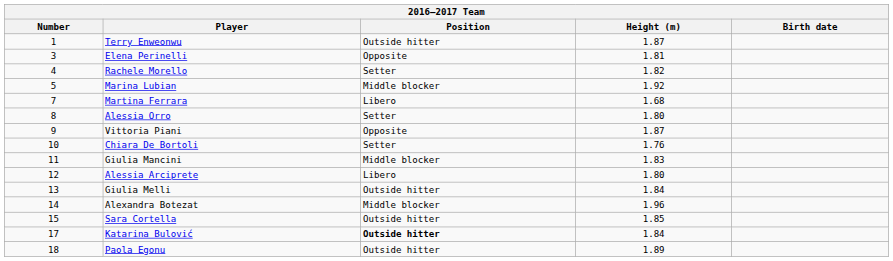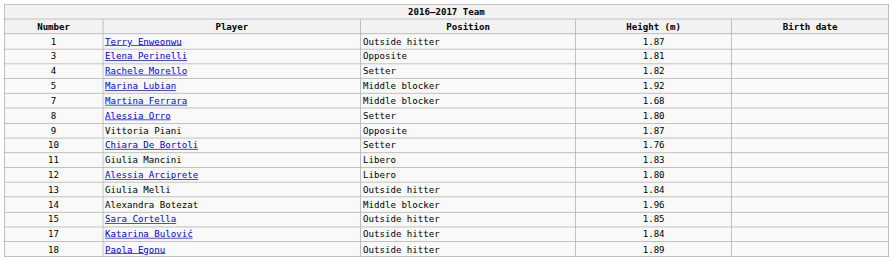(379, 101) Libero -> (401, 101) Middle blocker
(401, 160) Middle blocker -> (379, 160) Libero
(401, 234) bold -> (401, 234) normal
